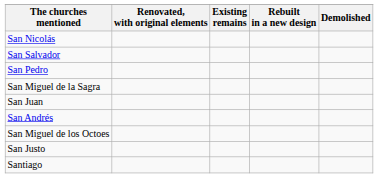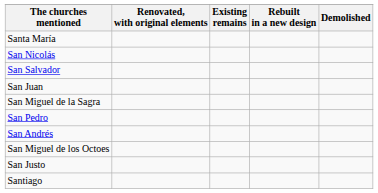+ row: (32, 39)
rows swapped: (25, 102) <-> (28, 70)
